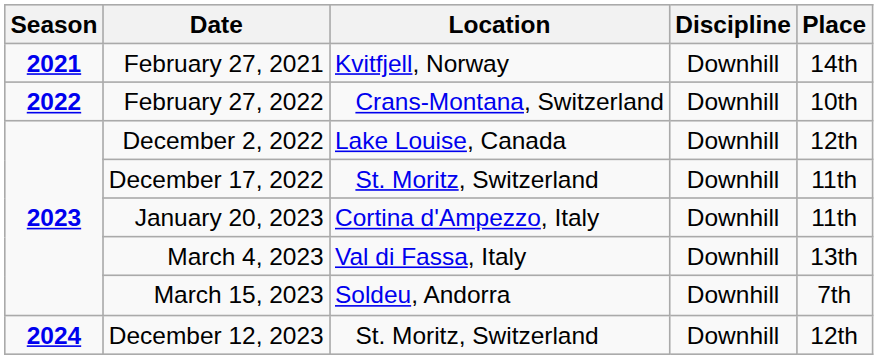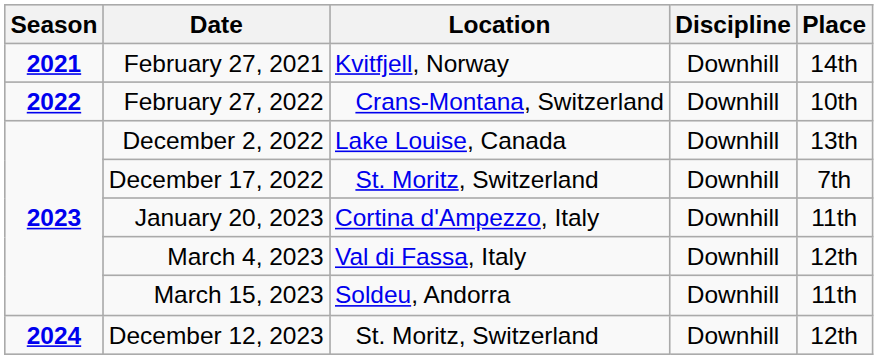(834, 141) 12th -> (834, 141) 13th
(834, 179) 11th -> (834, 179) 7th
(834, 257) 13th -> (834, 257) 12th
(834, 296) 7th -> (834, 296) 11th
